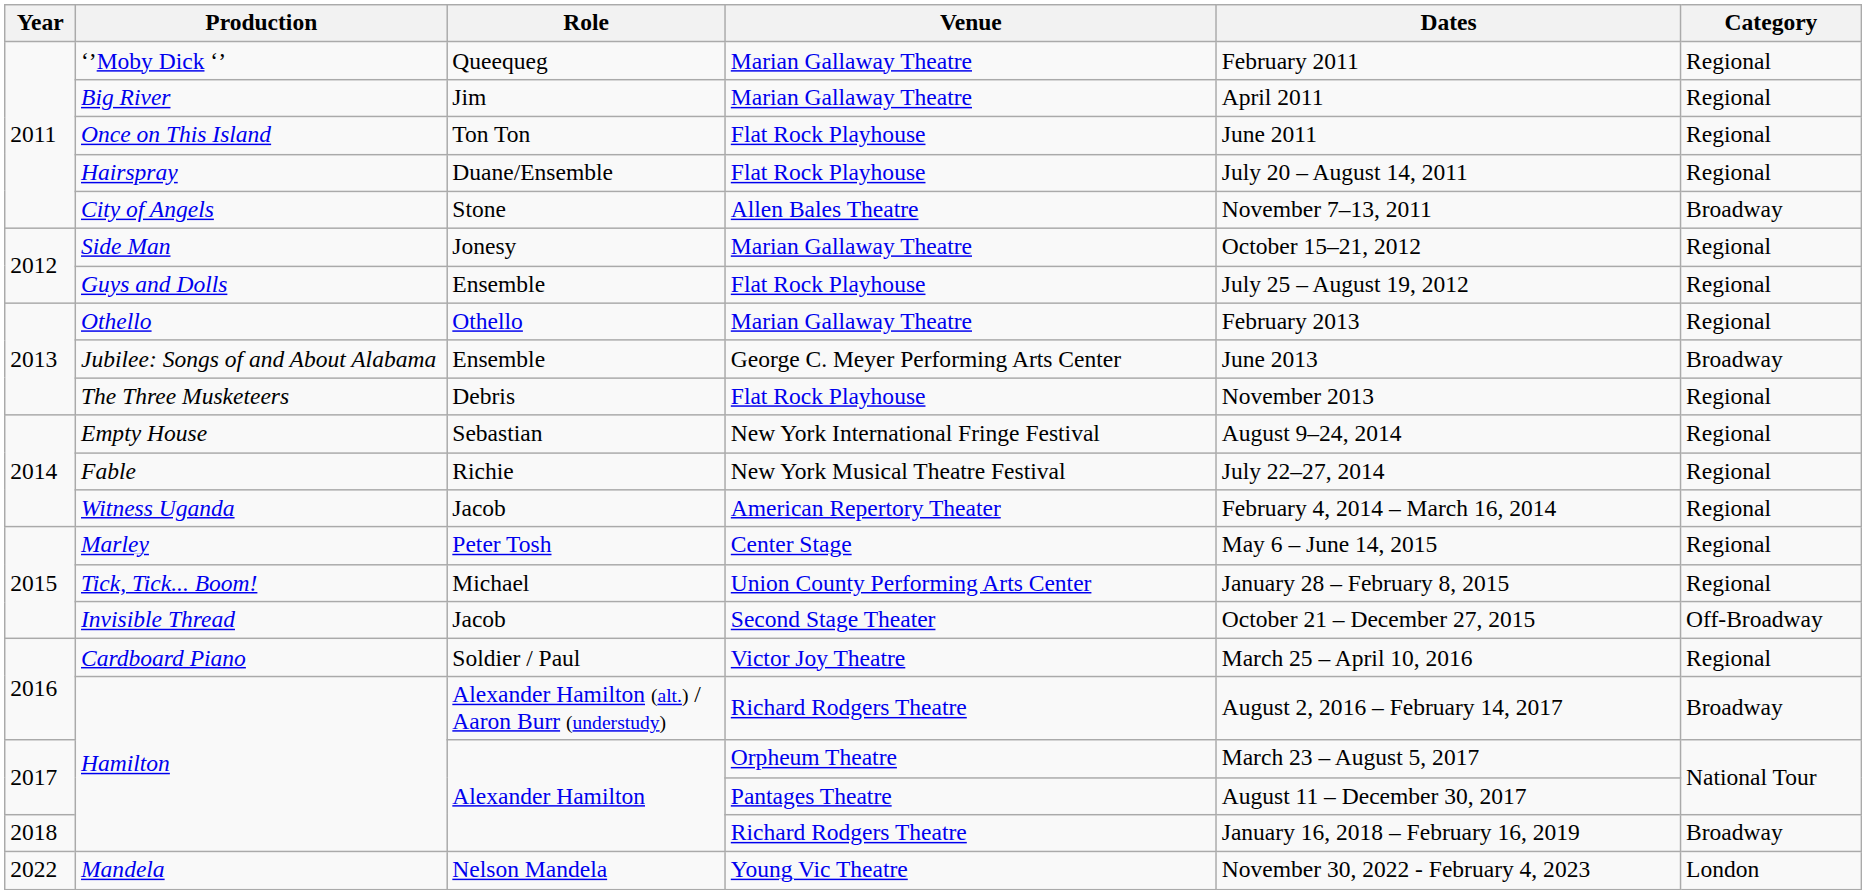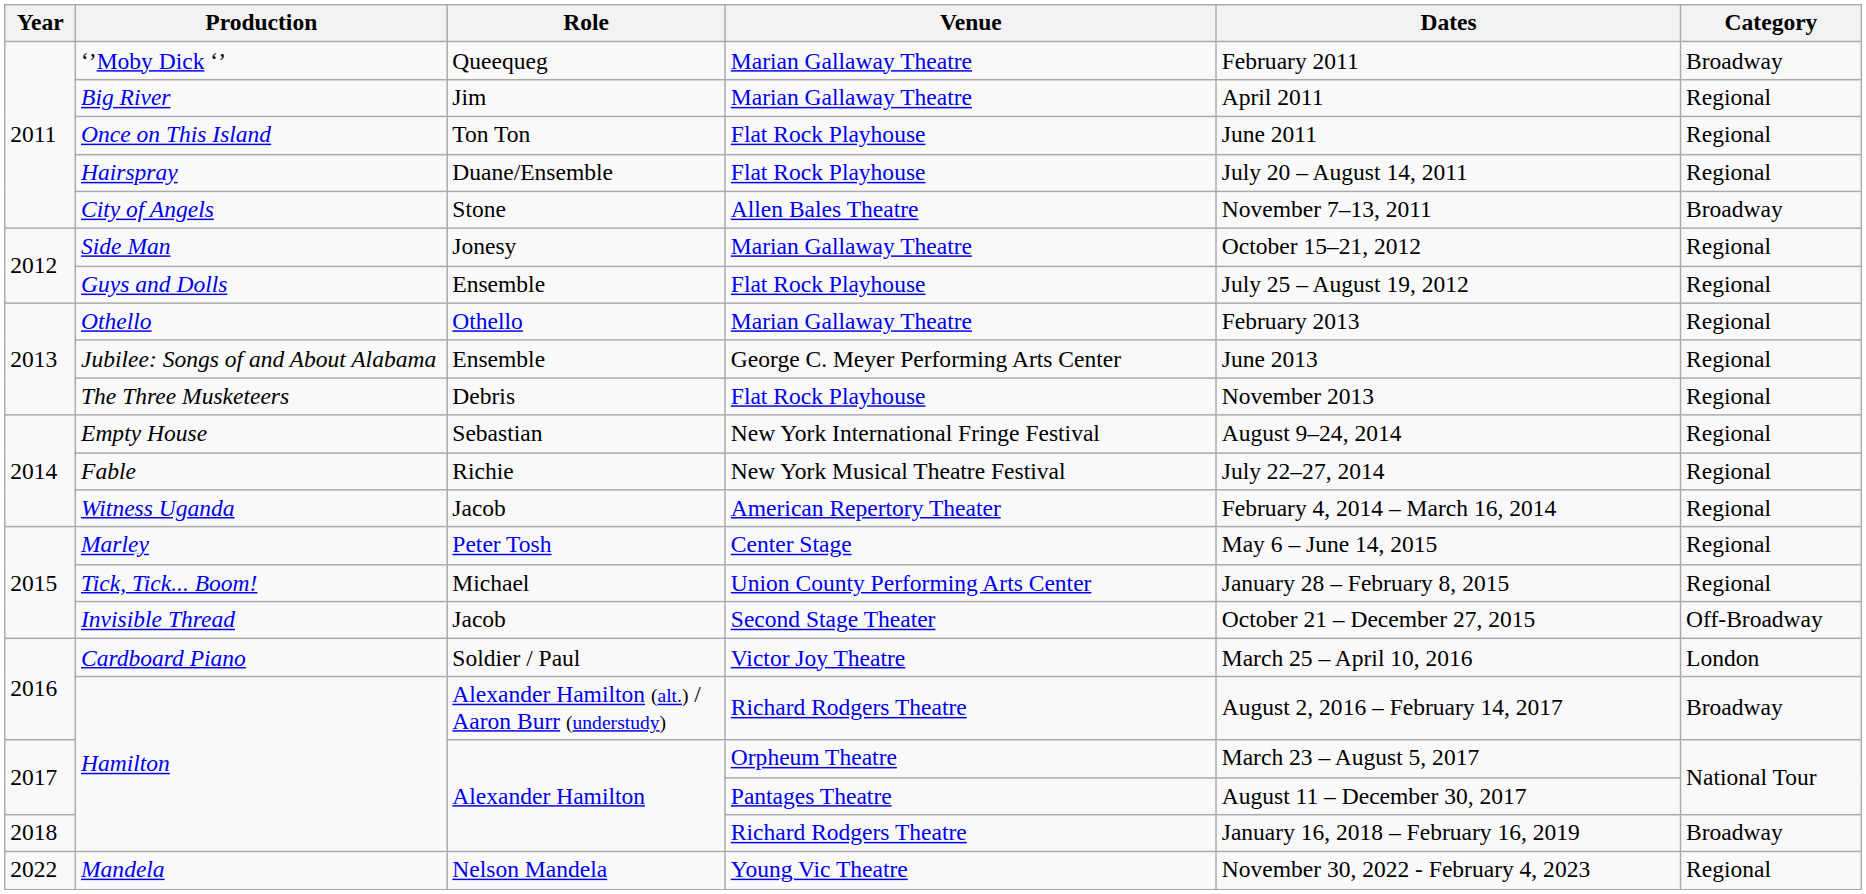(1729, 60) Regional -> (1734, 60) Broadway
(1734, 358) Broadway -> (1729, 358) Regional
(1729, 657) Regional -> (1723, 657) London
(1723, 870) London -> (1729, 870) Regional
